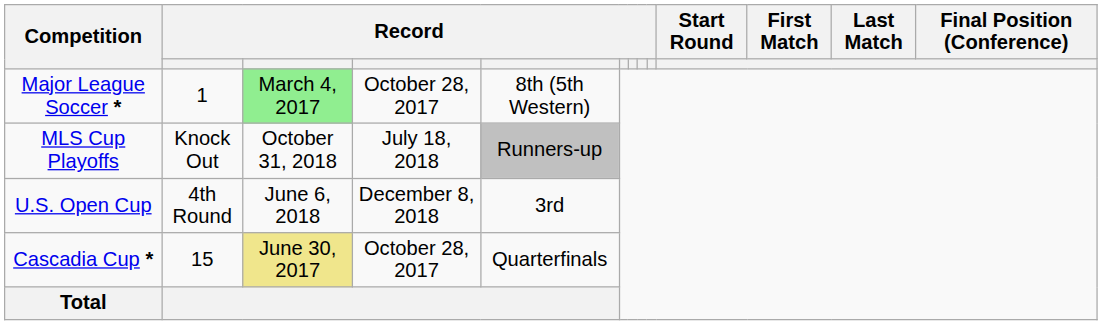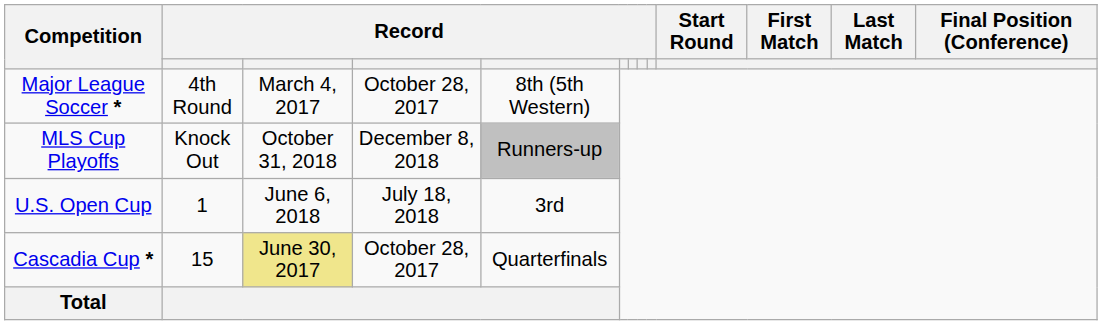(202, 95) 1 -> (202, 95) 4th Round
(298, 95) lightgreen background -> (298, 95) no background
(417, 150) July 18, 2018 -> (417, 150) December 8, 2018
(202, 205) 4th Round -> (202, 205) 1
(417, 205) December 8, 2018 -> (417, 205) July 18, 2018
